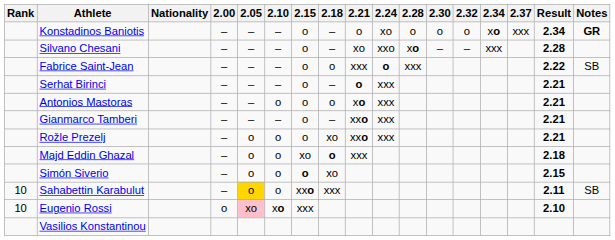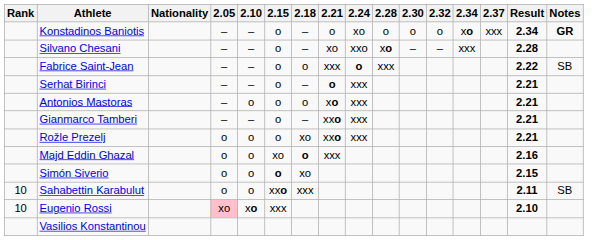- column: (224, 13)
(554, 155) 2.18 -> (527, 155) 2.16
(251, 191) gold background -> (224, 191) no background
